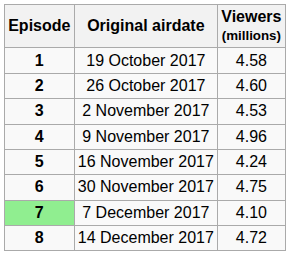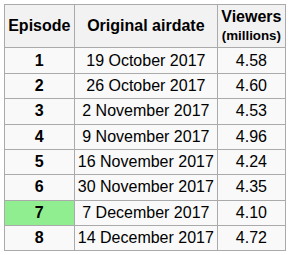(251, 187) 4.75 -> (251, 187) 4.35
